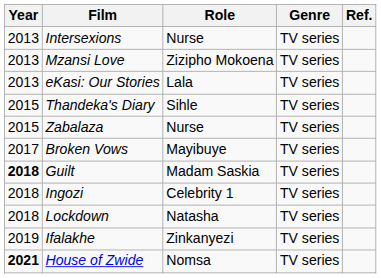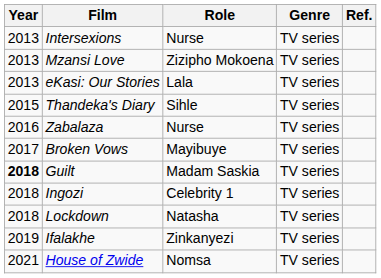(23, 127) 2015 -> (23, 127) 2016
(23, 261) bold -> (23, 261) normal
